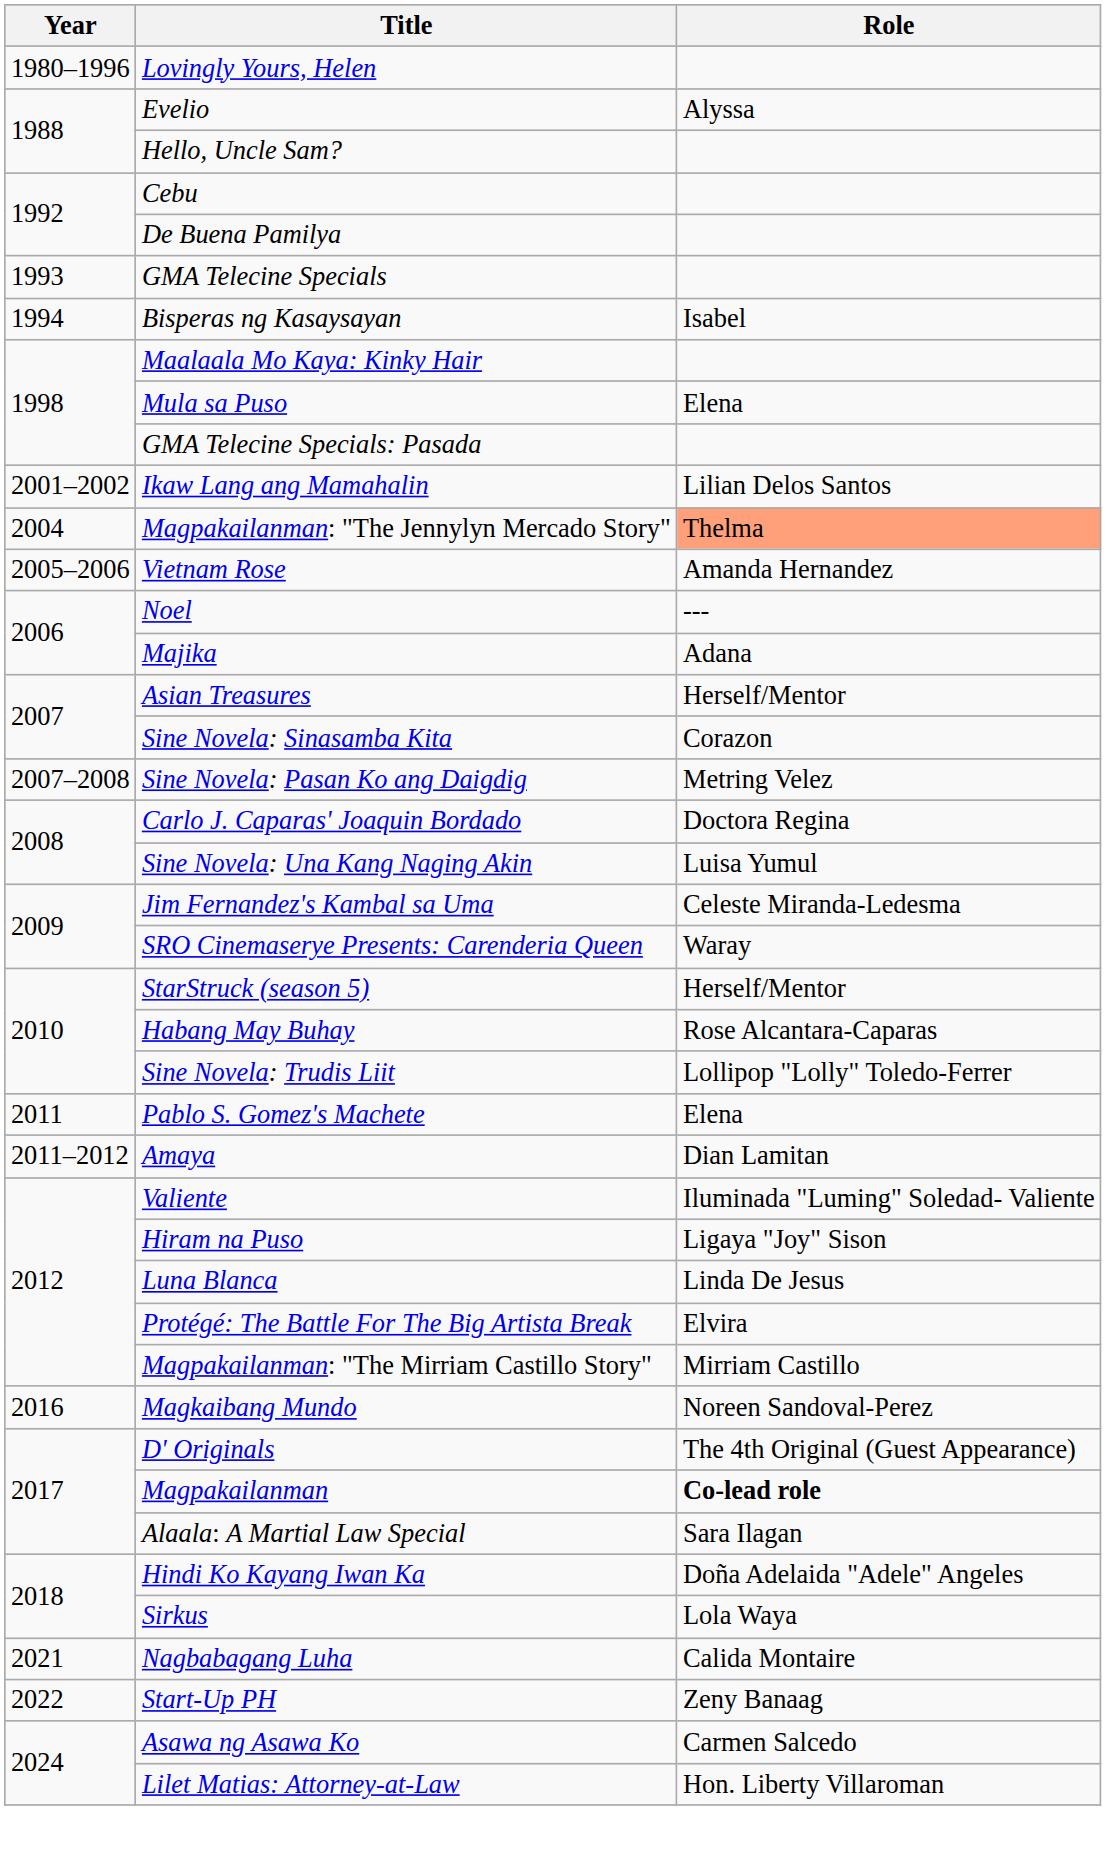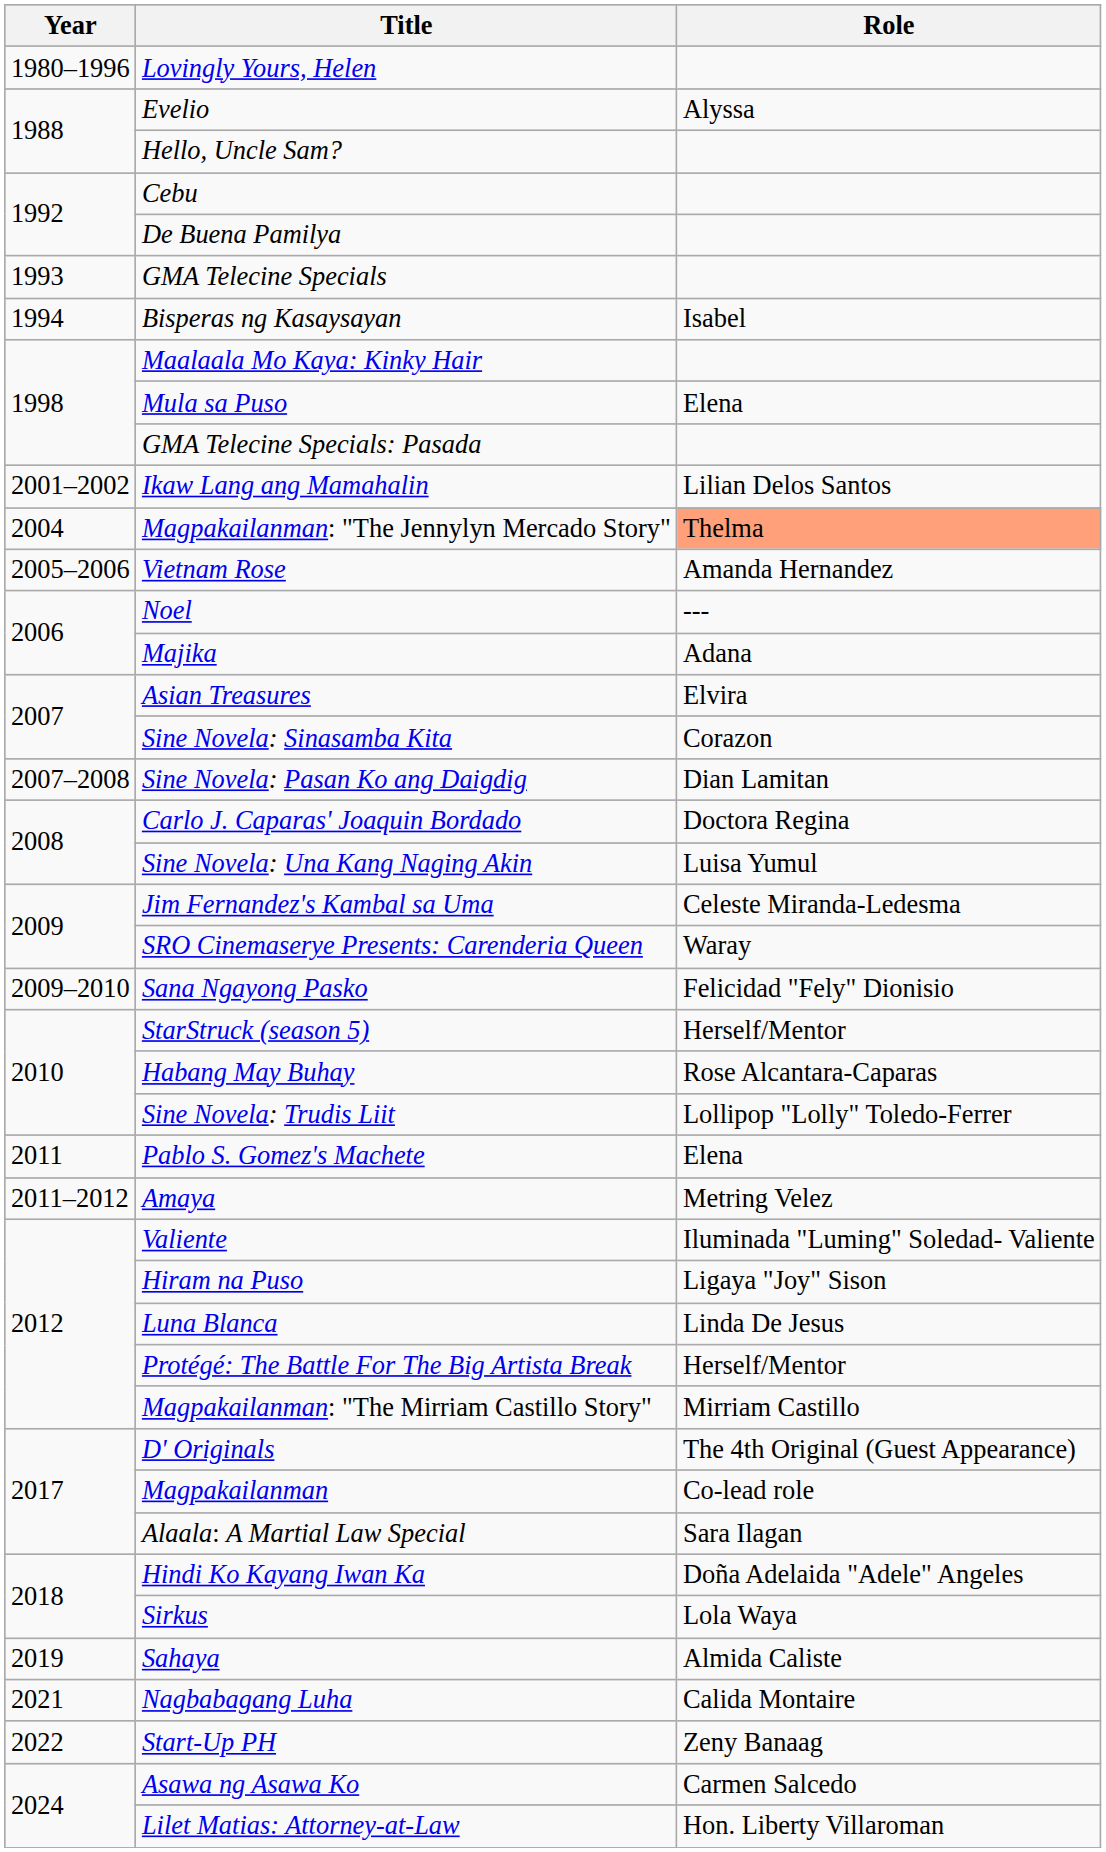(764, 695) Herself/Mentor -> (715, 695) Elvira
(758, 779) Metring Velez -> (756, 779) Dian Lamitan
+ row: (255, 988)
(756, 1155) Dian Lamitan -> (758, 1197) Metring Velez
(715, 1323) Elvira -> (764, 1365) Herself/Mentor
- row: (249, 1407)
(752, 1490) bold -> (749, 1490) normal
+ row: (181, 1658)
